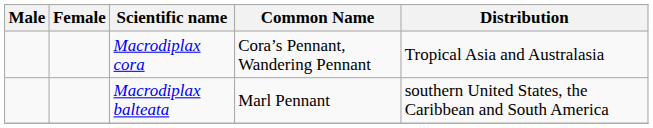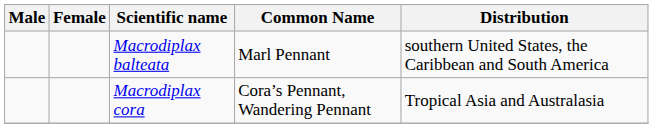rows swapped: (157, 100) <-> (157, 54)
